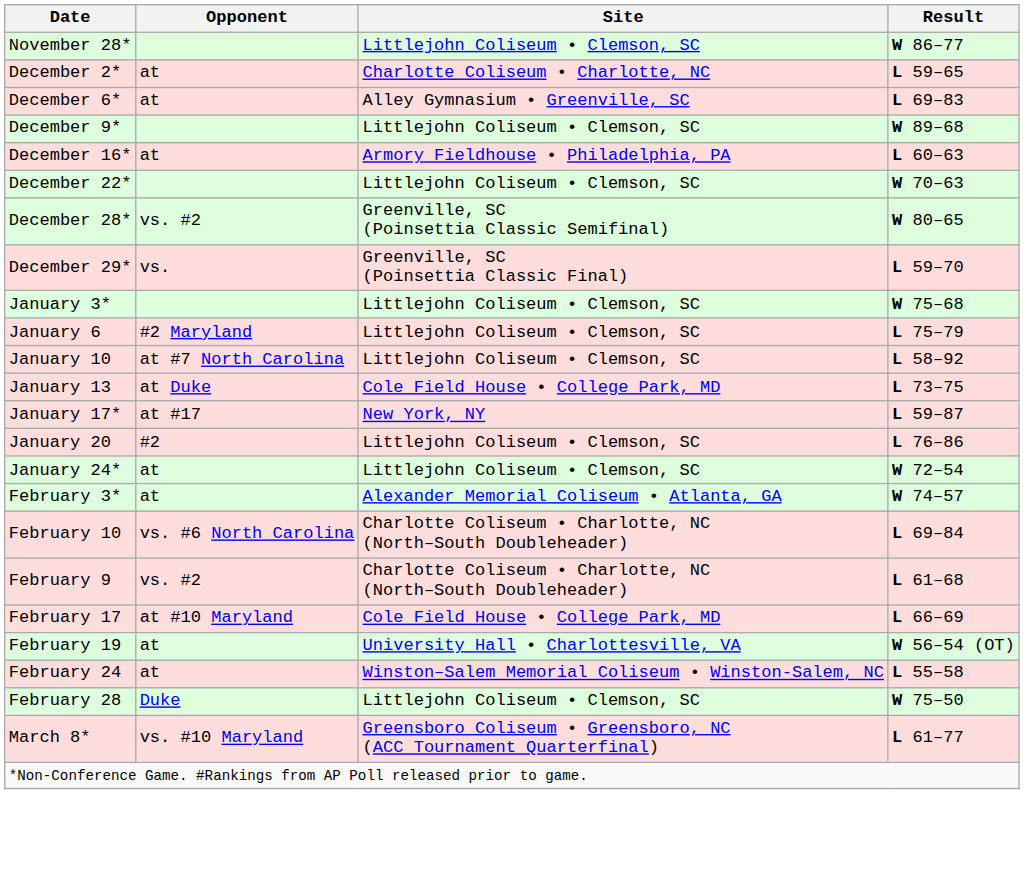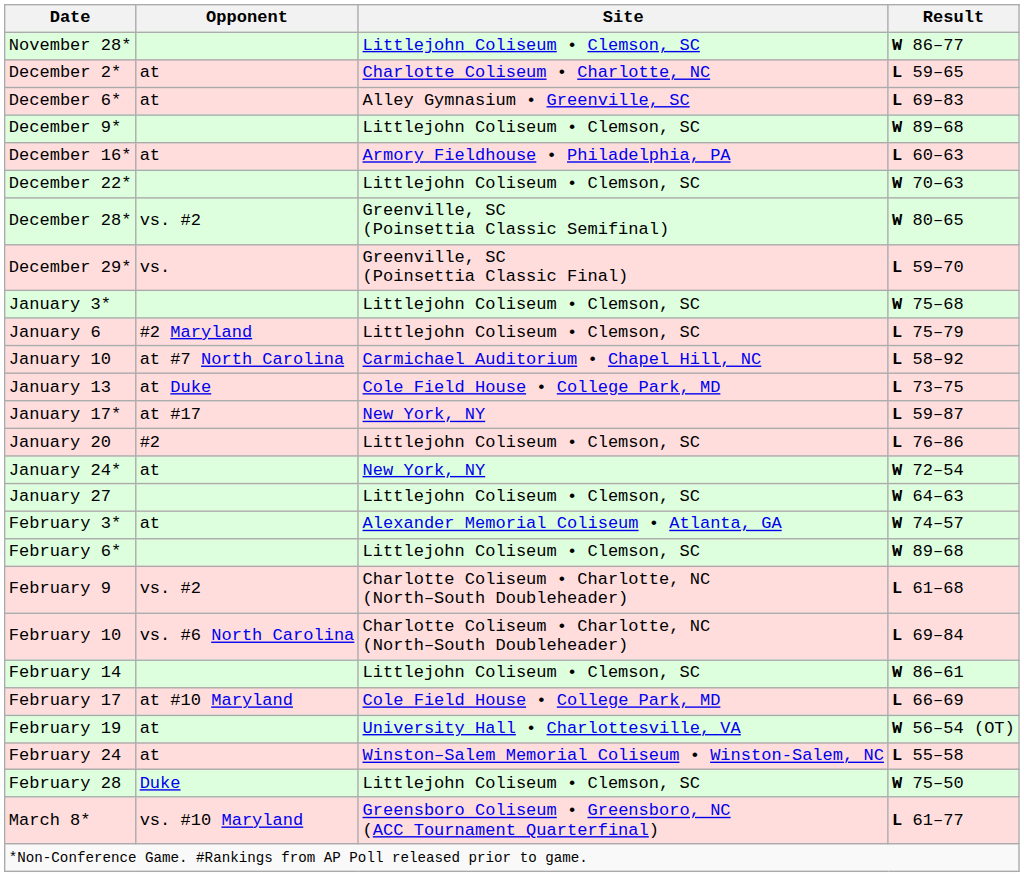(531, 360) Littlejohn Coliseum • Clemson, SC -> (562, 360) Carmichael Auditorium • Chapel Hill, NC
(531, 470) Littlejohn Coliseum • Clemson, SC -> (424, 470) New York, NY
+ row: (60, 498)
+ row: (65, 553)
rows swapped: (60, 582) <-> (65, 535)
+ row: (65, 674)
